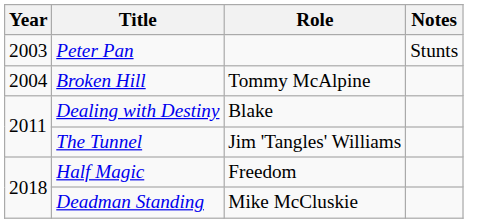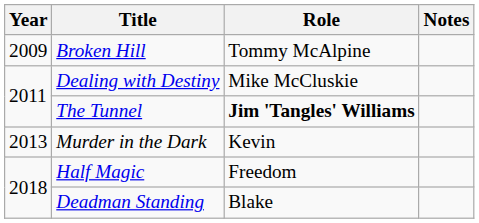- row: (95, 50)
(28, 80) 2004 -> (28, 50) 2009
(251, 111) Blake -> (293, 80) Mike McCluskie
(315, 141) normal -> (321, 111) bold
+ row: (131, 141)
(293, 202) Mike McCluskie -> (251, 202) Blake
